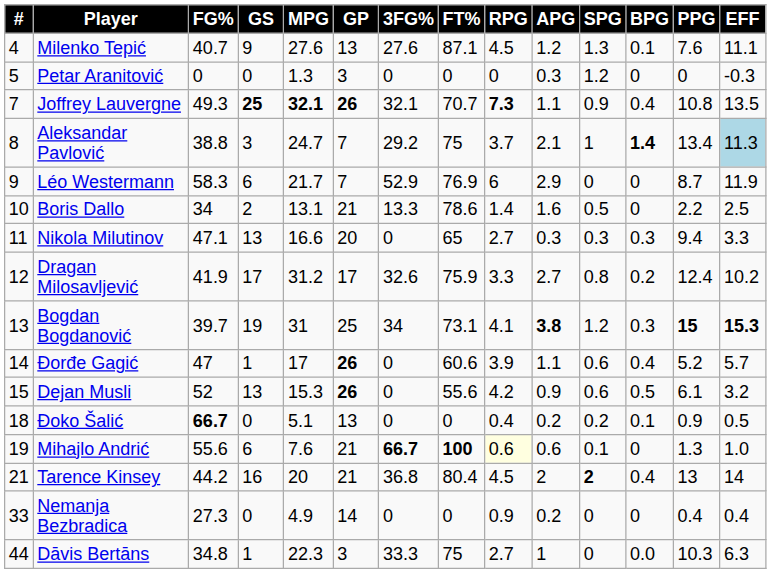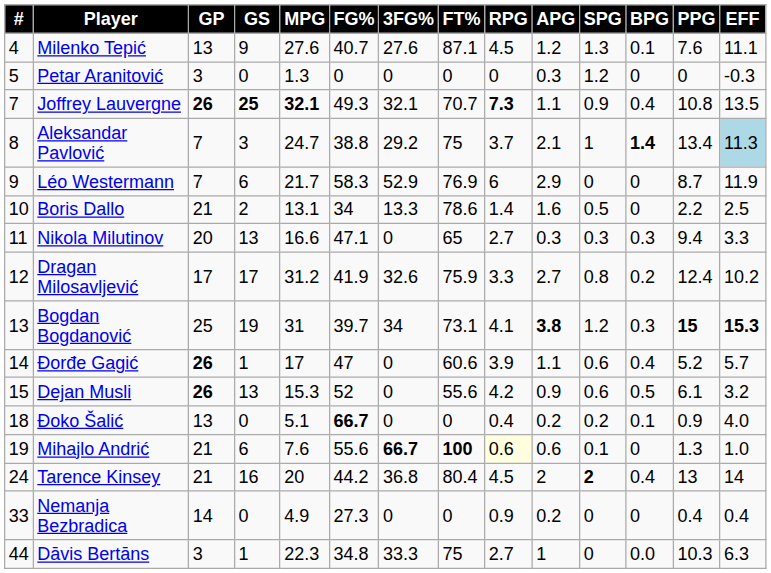columns swapped: (356, 19) <-> (213, 19)
(736, 420) 0.5 -> (736, 420) 4.0
(19, 477) 21 -> (19, 477) 24
